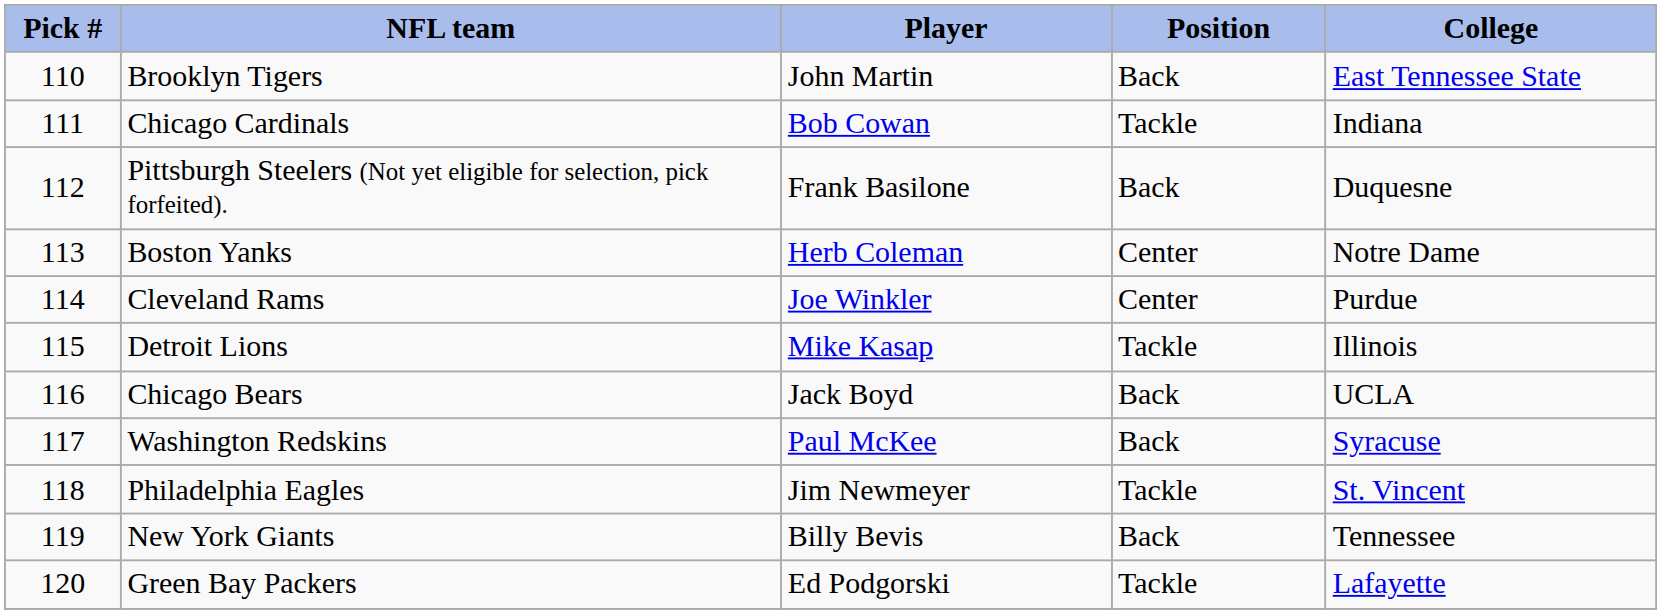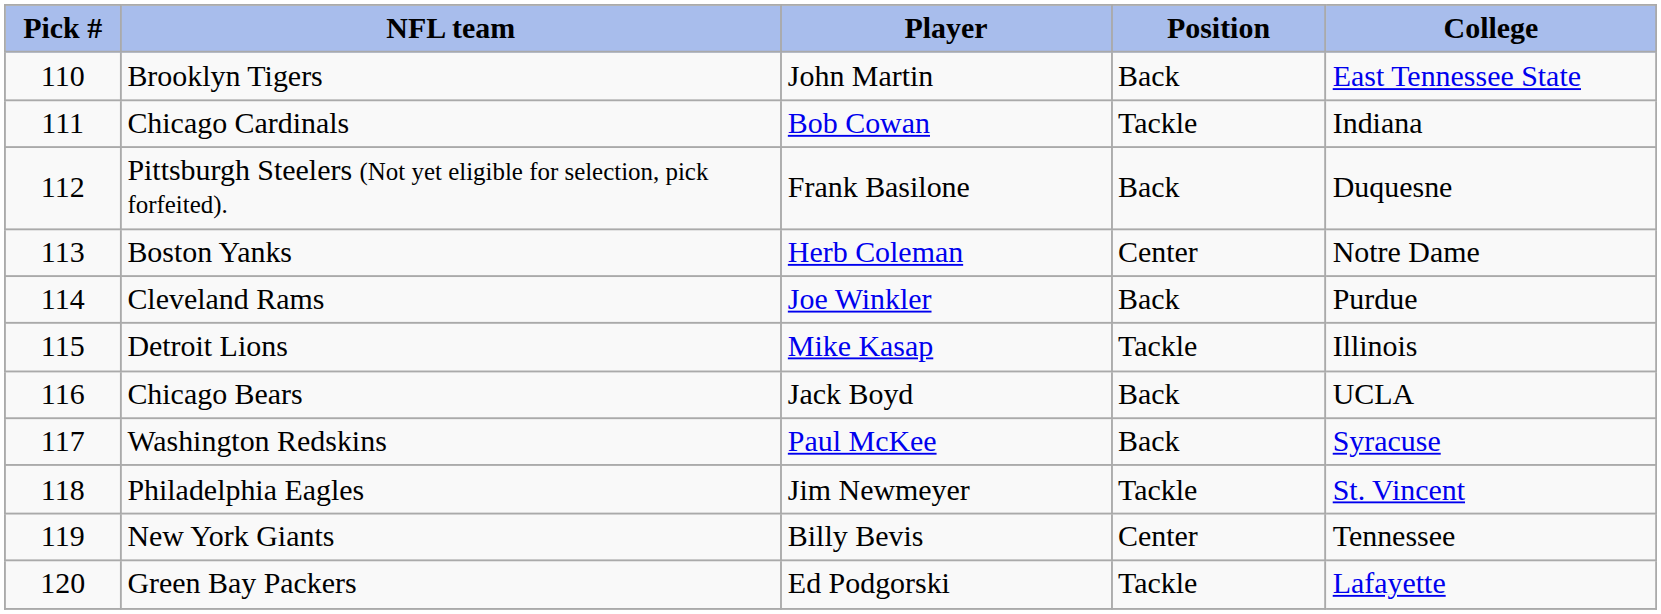(1158, 299) Center -> (1149, 299) Back
(1149, 536) Back -> (1158, 536) Center
